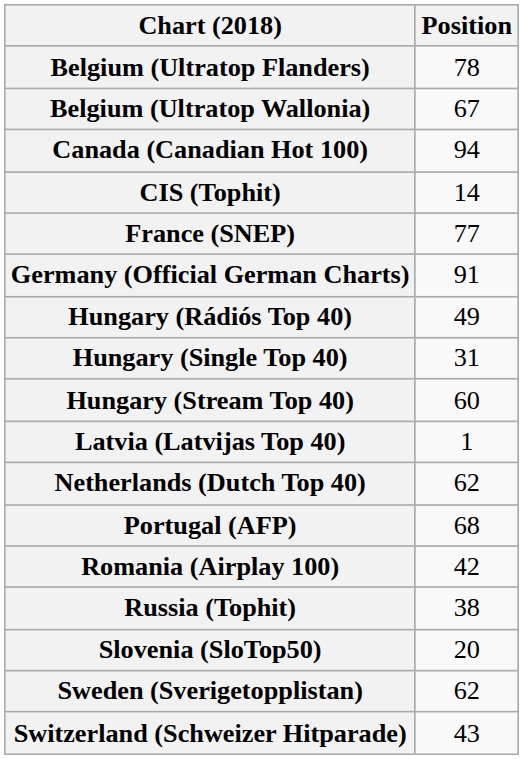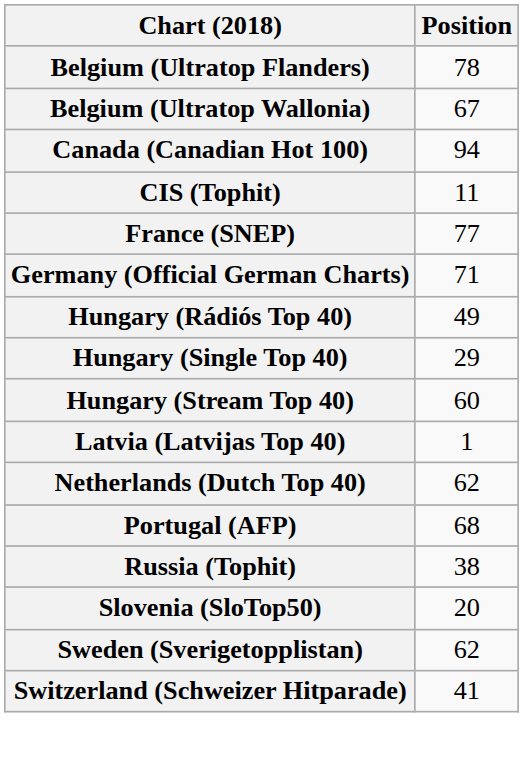(467, 191) 14 -> (467, 191) 11
(467, 274) 91 -> (467, 274) 71
(467, 358) 31 -> (467, 358) 29
- row: (210, 566)
(467, 732) 43 -> (467, 691) 41
